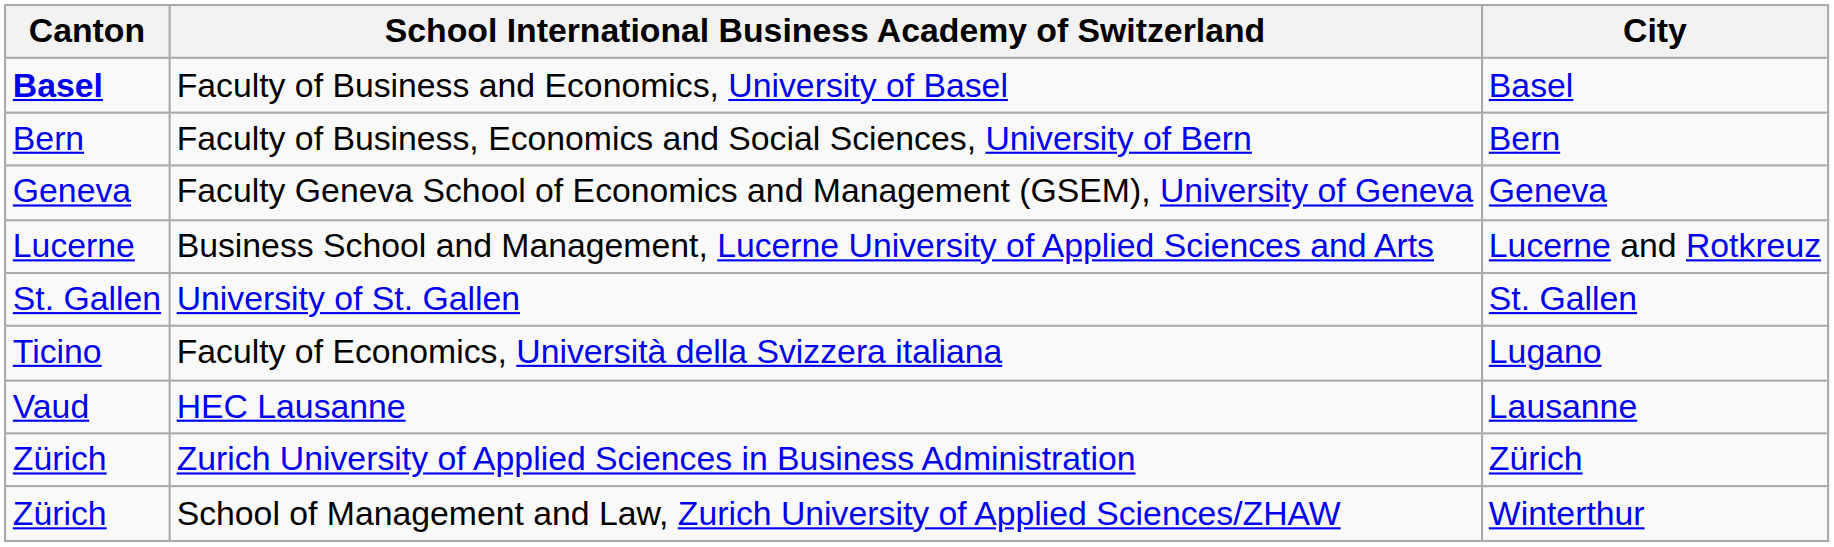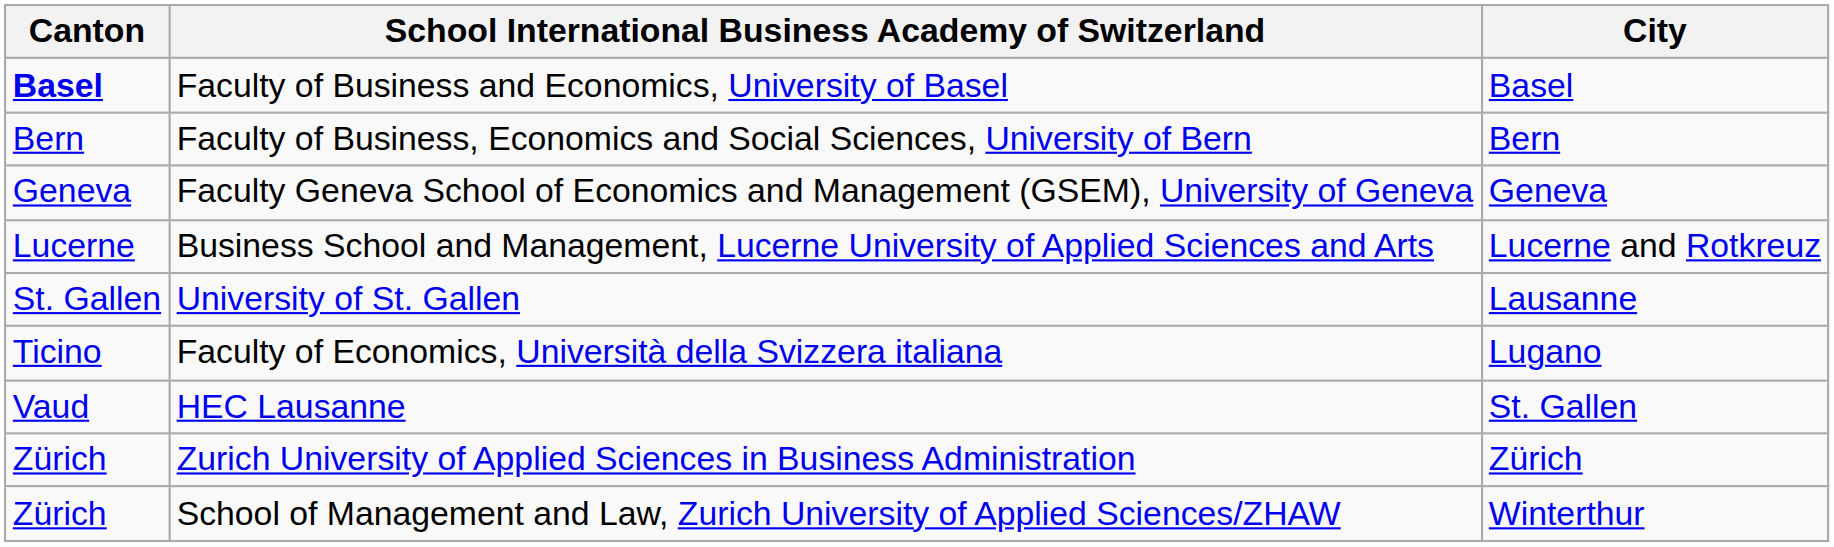(1563, 298) St. Gallen -> (1563, 298) Lausanne
(1563, 406) Lausanne -> (1563, 406) St. Gallen
